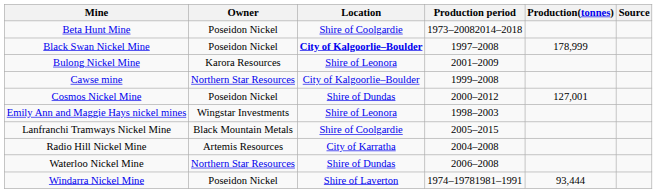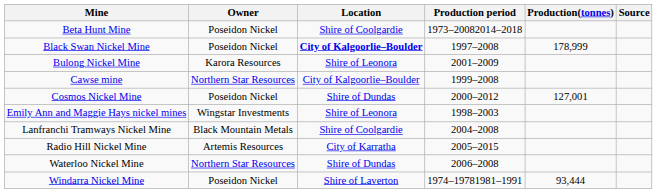(475, 130) 2005–2015 -> (475, 130) 2004–2008
(475, 146) 2004–2008 -> (475, 146) 2005–2015
